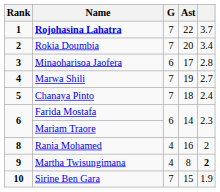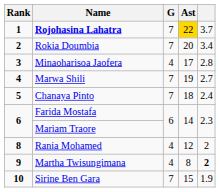(188, 29) no background -> (188, 29) gold background
(171, 63) 6 -> (171, 63) 4
(188, 146) 16 -> (188, 146) 12
